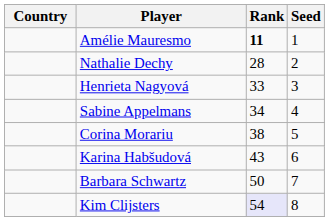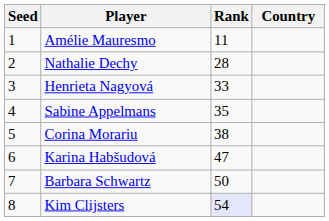columns swapped: (40, 16) <-> (306, 16)
(256, 39) bold -> (221, 39) normal
(257, 110) 34 -> (222, 110) 35
(257, 157) 43 -> (222, 157) 47
